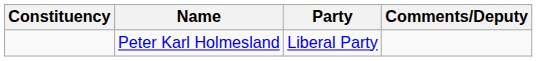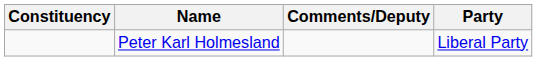columns swapped: (333, 17) <-> (457, 17)
